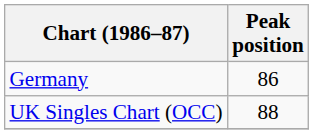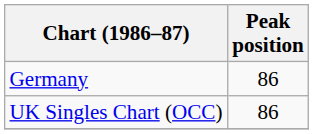(268, 111) 88 -> (268, 111) 86
